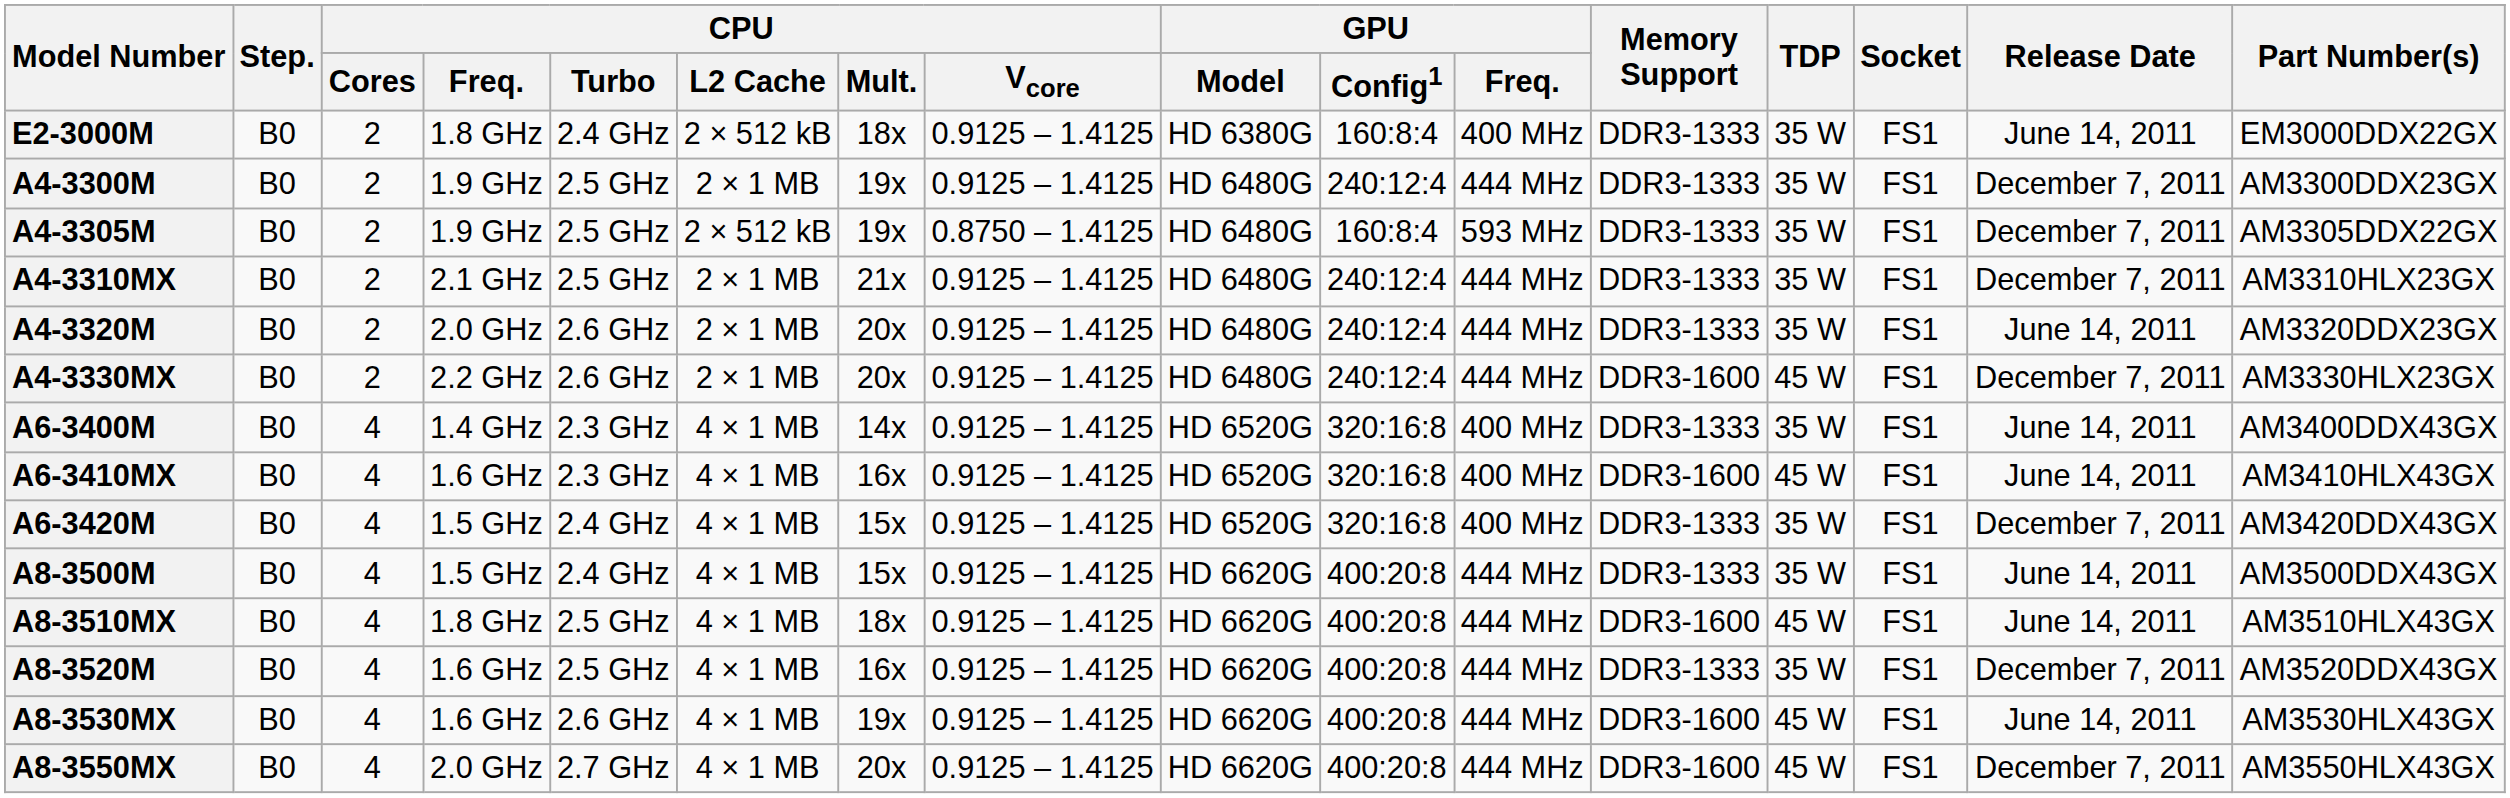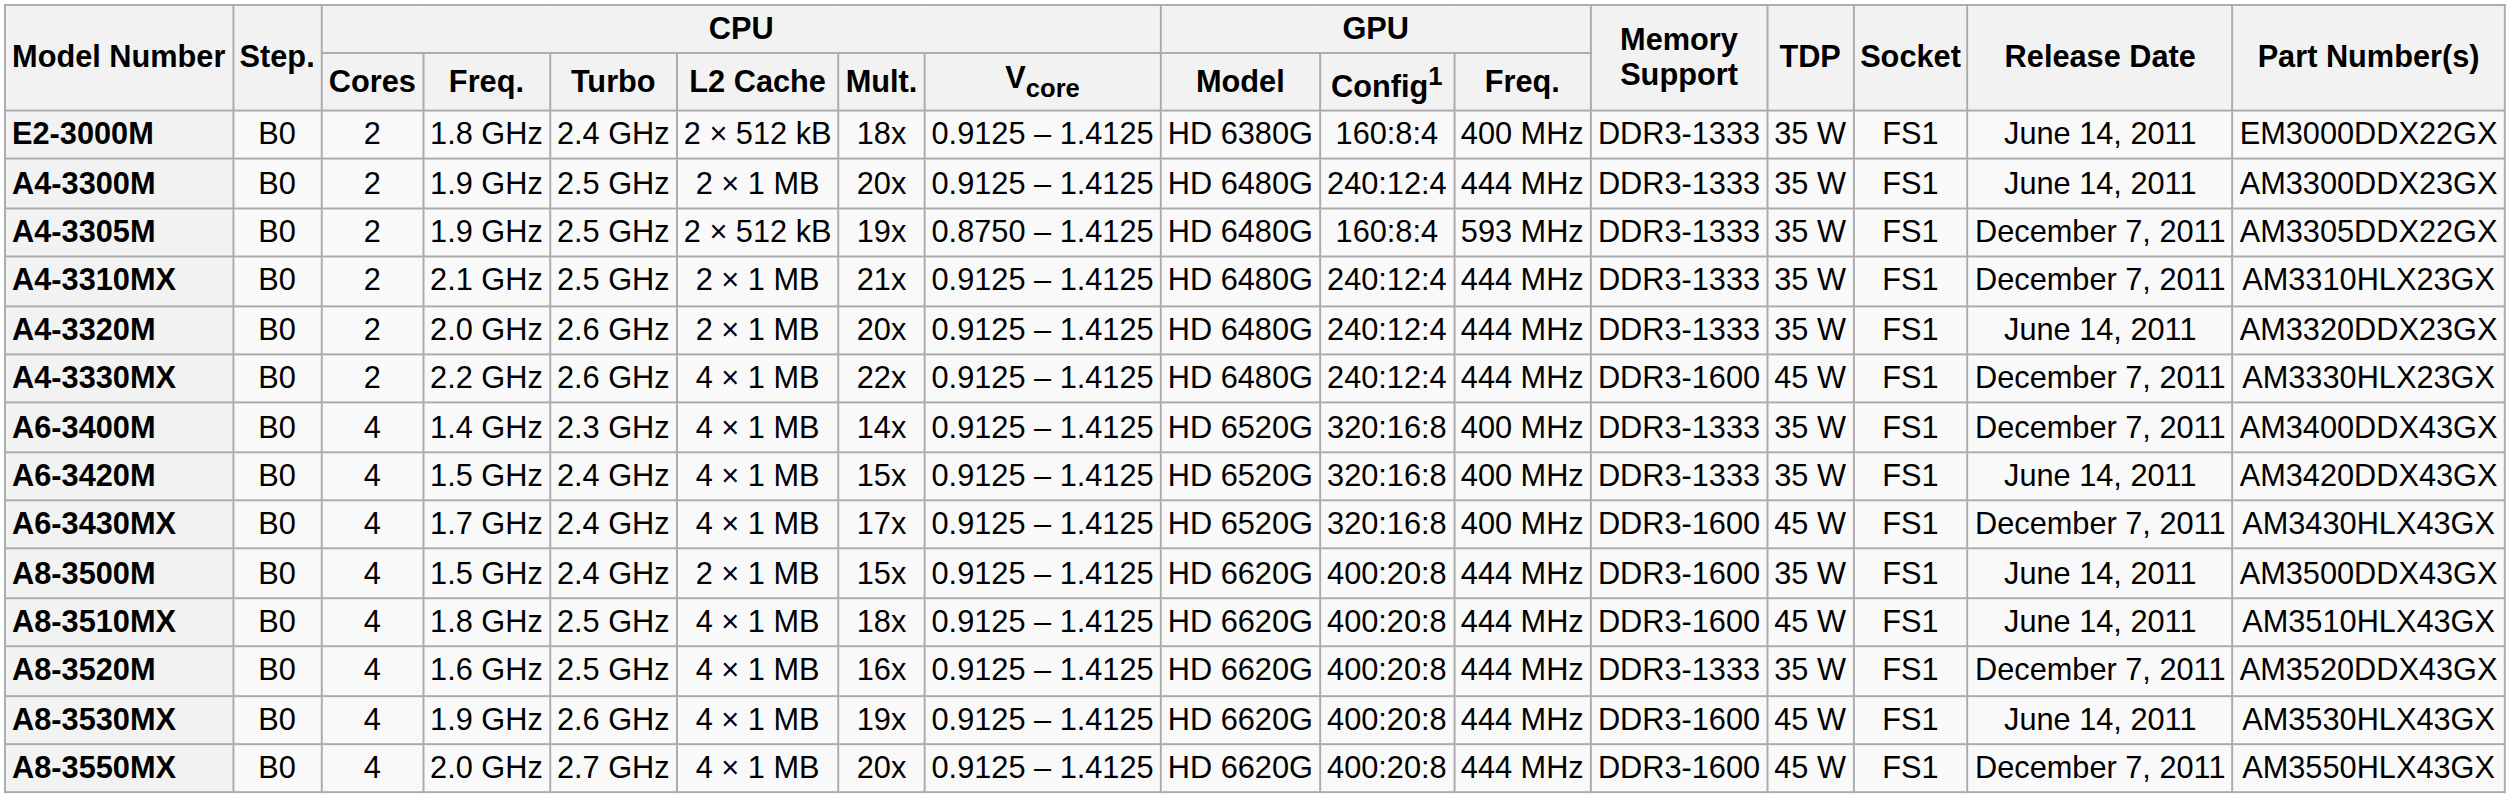(882, 183) 19x -> (882, 183) 20x
(2100, 183) December 7, 2011 -> (2100, 183) June 14, 2011
(758, 378) 2 × 1 MB -> (758, 378) 4 × 1 MB
(882, 378) 20x -> (882, 378) 22x
(2100, 426) June 14, 2011 -> (2100, 426) December 7, 2011
- row: (94, 475)
(2100, 524) December 7, 2011 -> (2100, 475) June 14, 2011
+ row: (94, 524)
(758, 573) 4 × 1 MB -> (758, 573) 2 × 1 MB
(1679, 573) DDR3-1333 -> (1679, 573) DDR3-1600
(486, 719) 1.6 GHz -> (486, 719) 1.9 GHz
